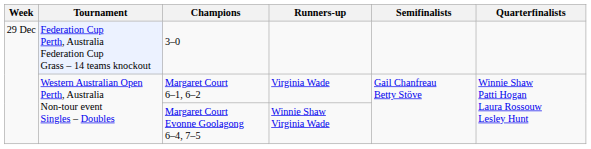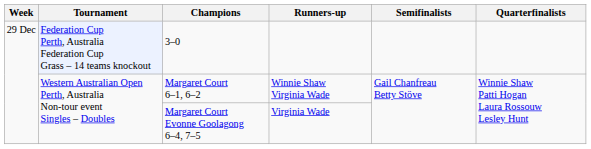(300, 82) Virginia Wade -> (300, 88) Winnie Shaw Virginia Wade
(300, 117) Winnie Shaw Virginia Wade -> (300, 111) Virginia Wade
